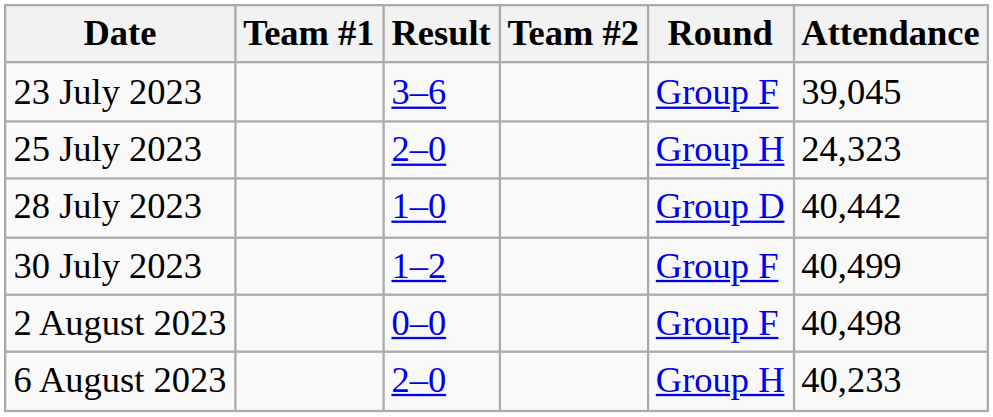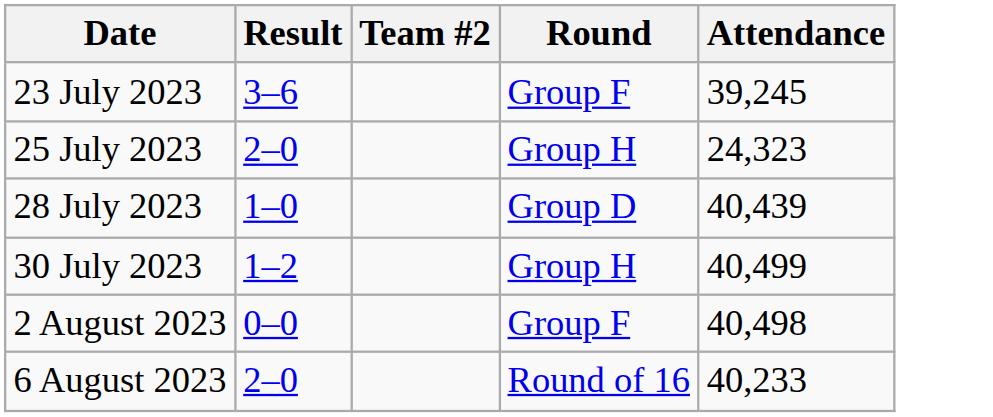- column: (309, 33)
(851, 91) 39,045 -> (757, 91) 39,245
(851, 206) 40,442 -> (757, 206) 40,439
(717, 264) Group F -> (572, 264) Group H
(720, 380) Group H -> (599, 380) Round of 16
